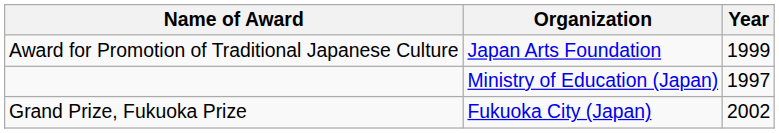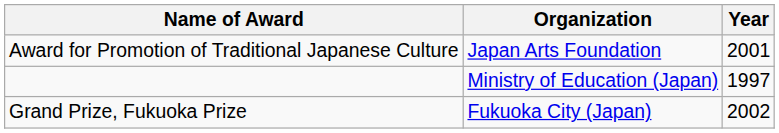(749, 50) 1999 -> (749, 50) 2001
